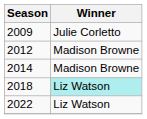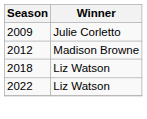- row: (20, 68)
(82, 86) paleturquoise background -> (82, 68) no background
